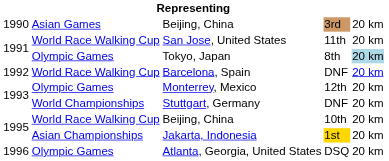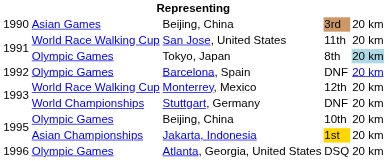(96, 72) World Race Walking Cup -> (73, 72) Olympic Games
(73, 87) Olympic Games -> (96, 87) World Race Walking Cup
(96, 119) World Race Walking Cup -> (73, 119) Olympic Games
